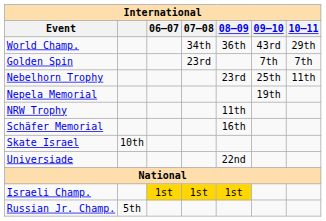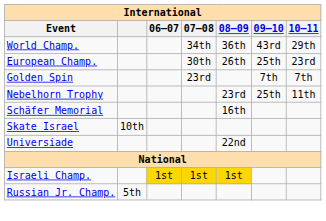+ row: (52, 61)
- row: (52, 94)
- row: (37, 110)
